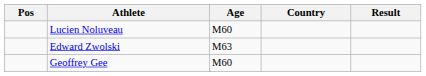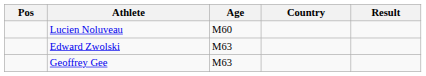(222, 63) M60 -> (222, 63) M63
